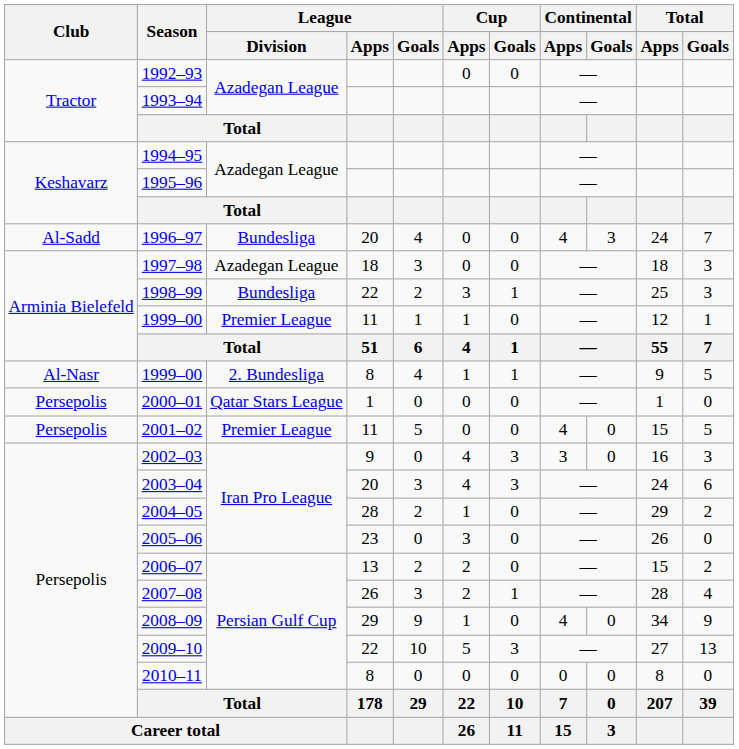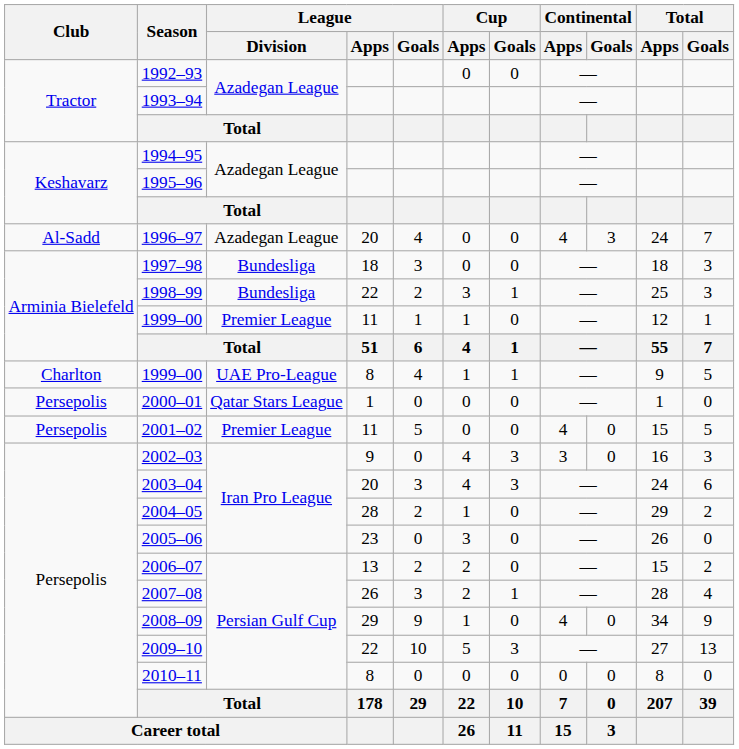(276, 237) Bundesliga -> (276, 237) Azadegan League
(276, 264) Azadegan League -> (276, 264) Bundesliga
(71, 374) Al-Nasr -> (71, 374) Charlton
(276, 374) 2. Bundesliga -> (276, 374) UAE Pro-League
